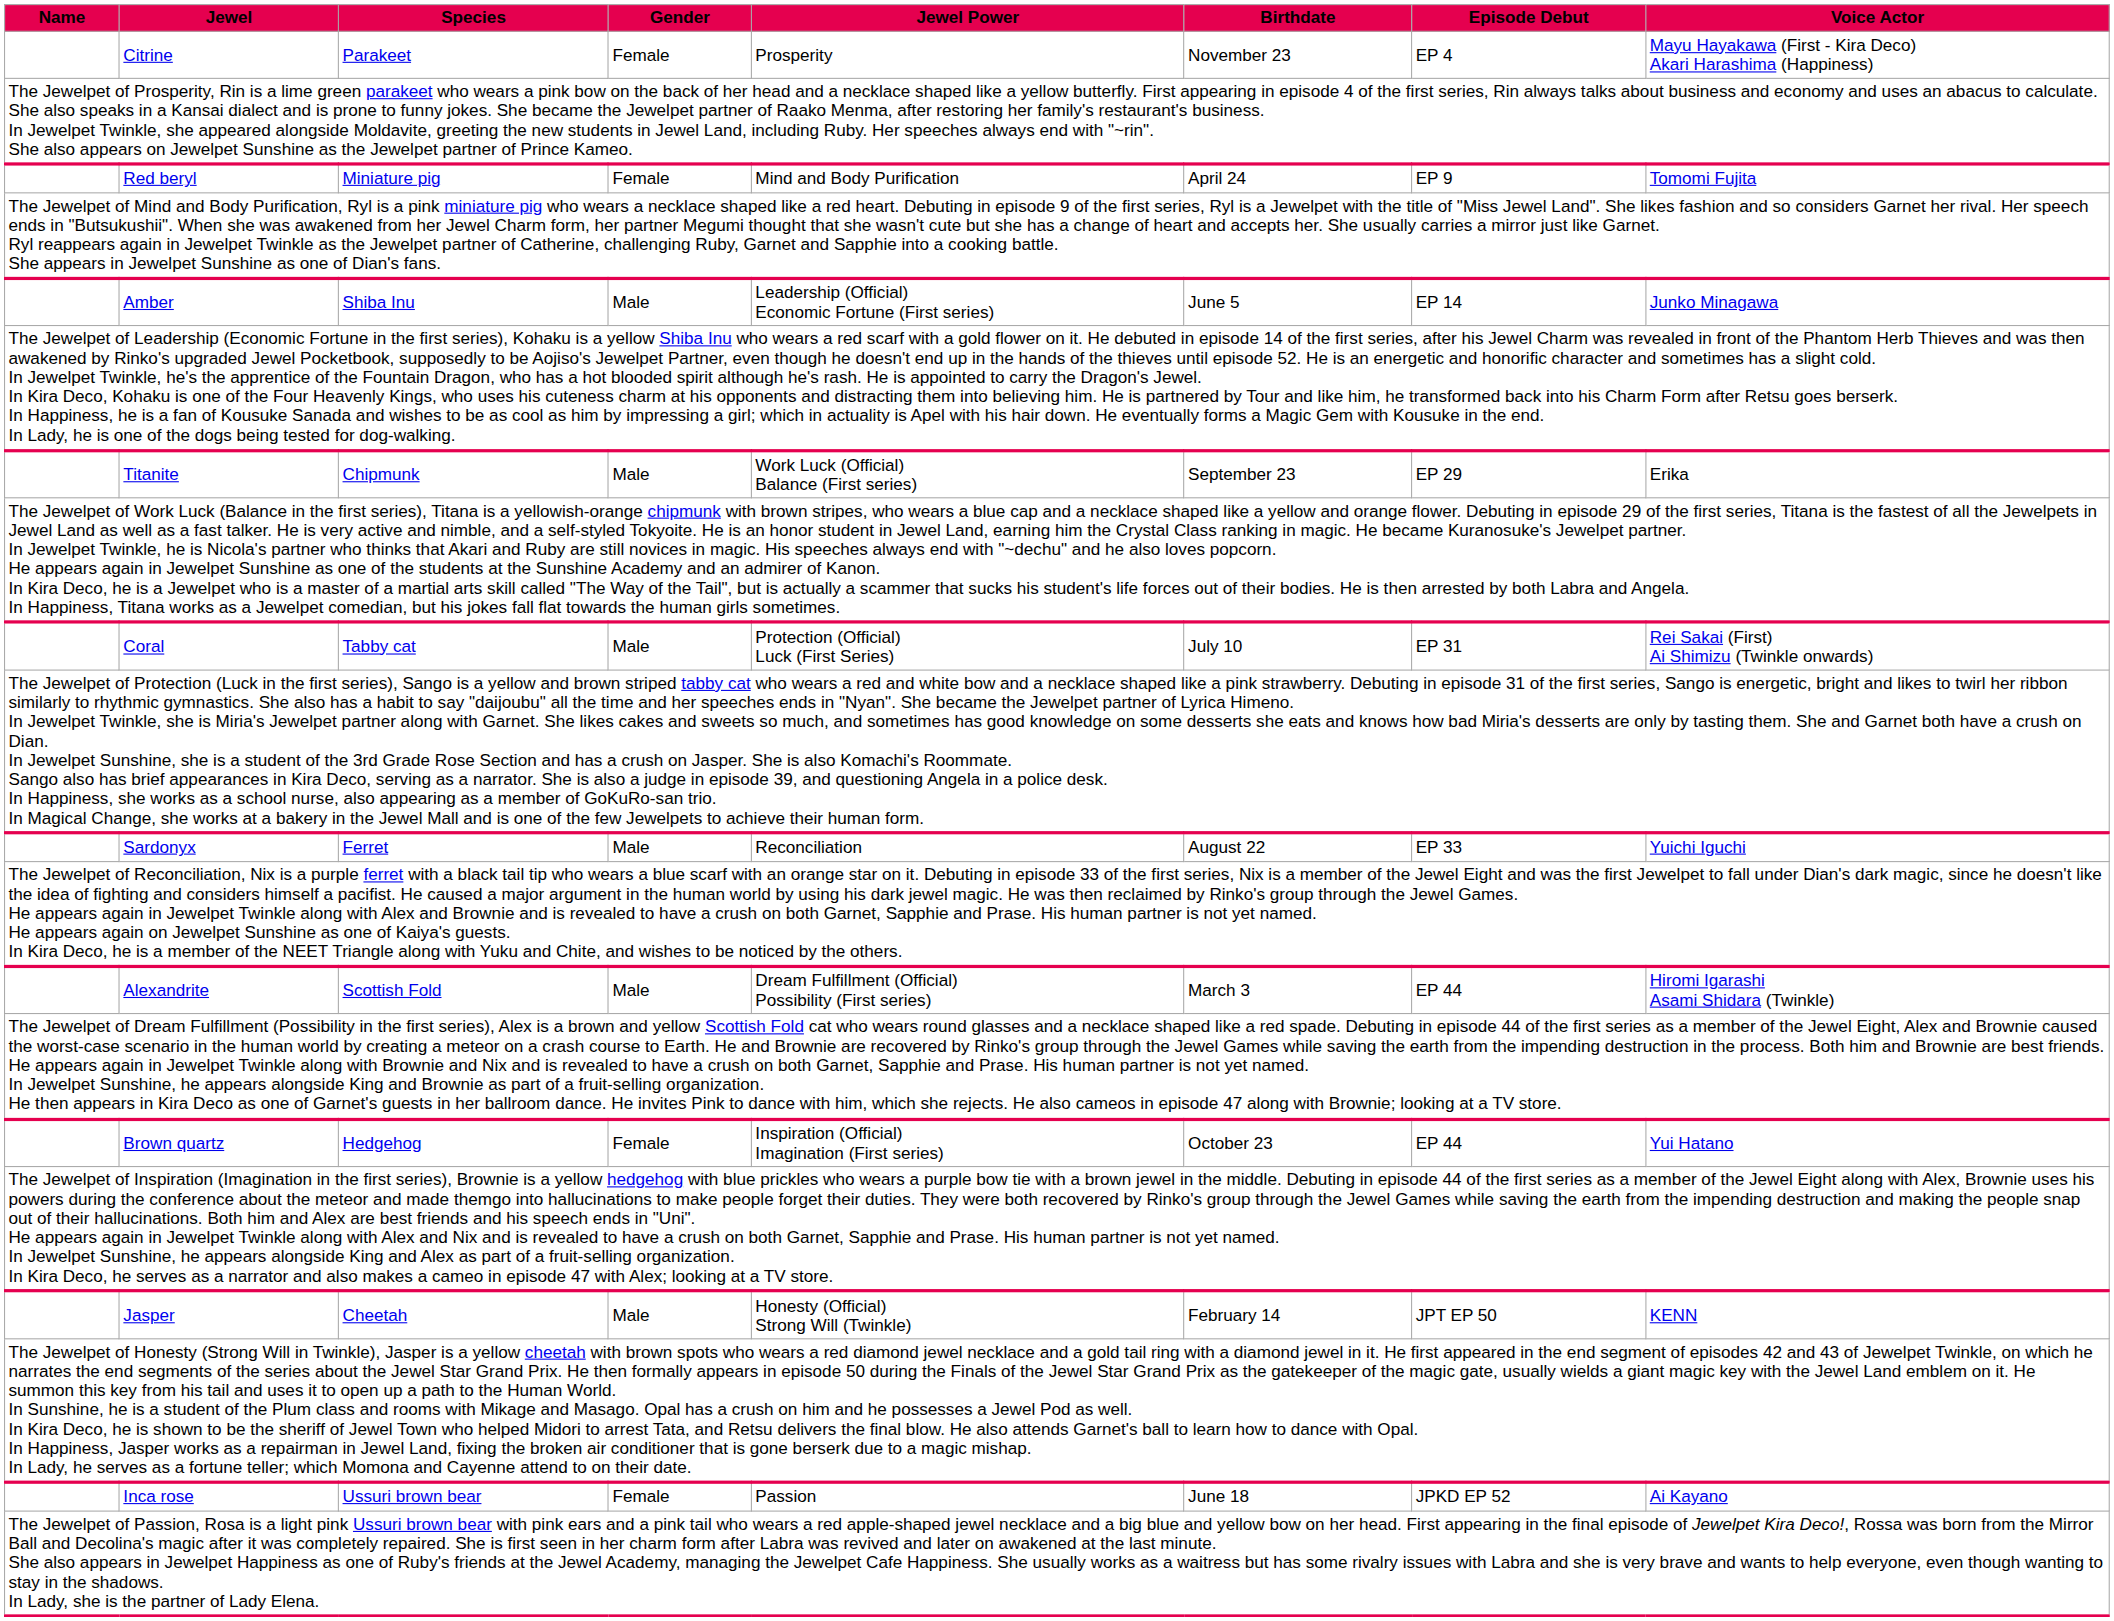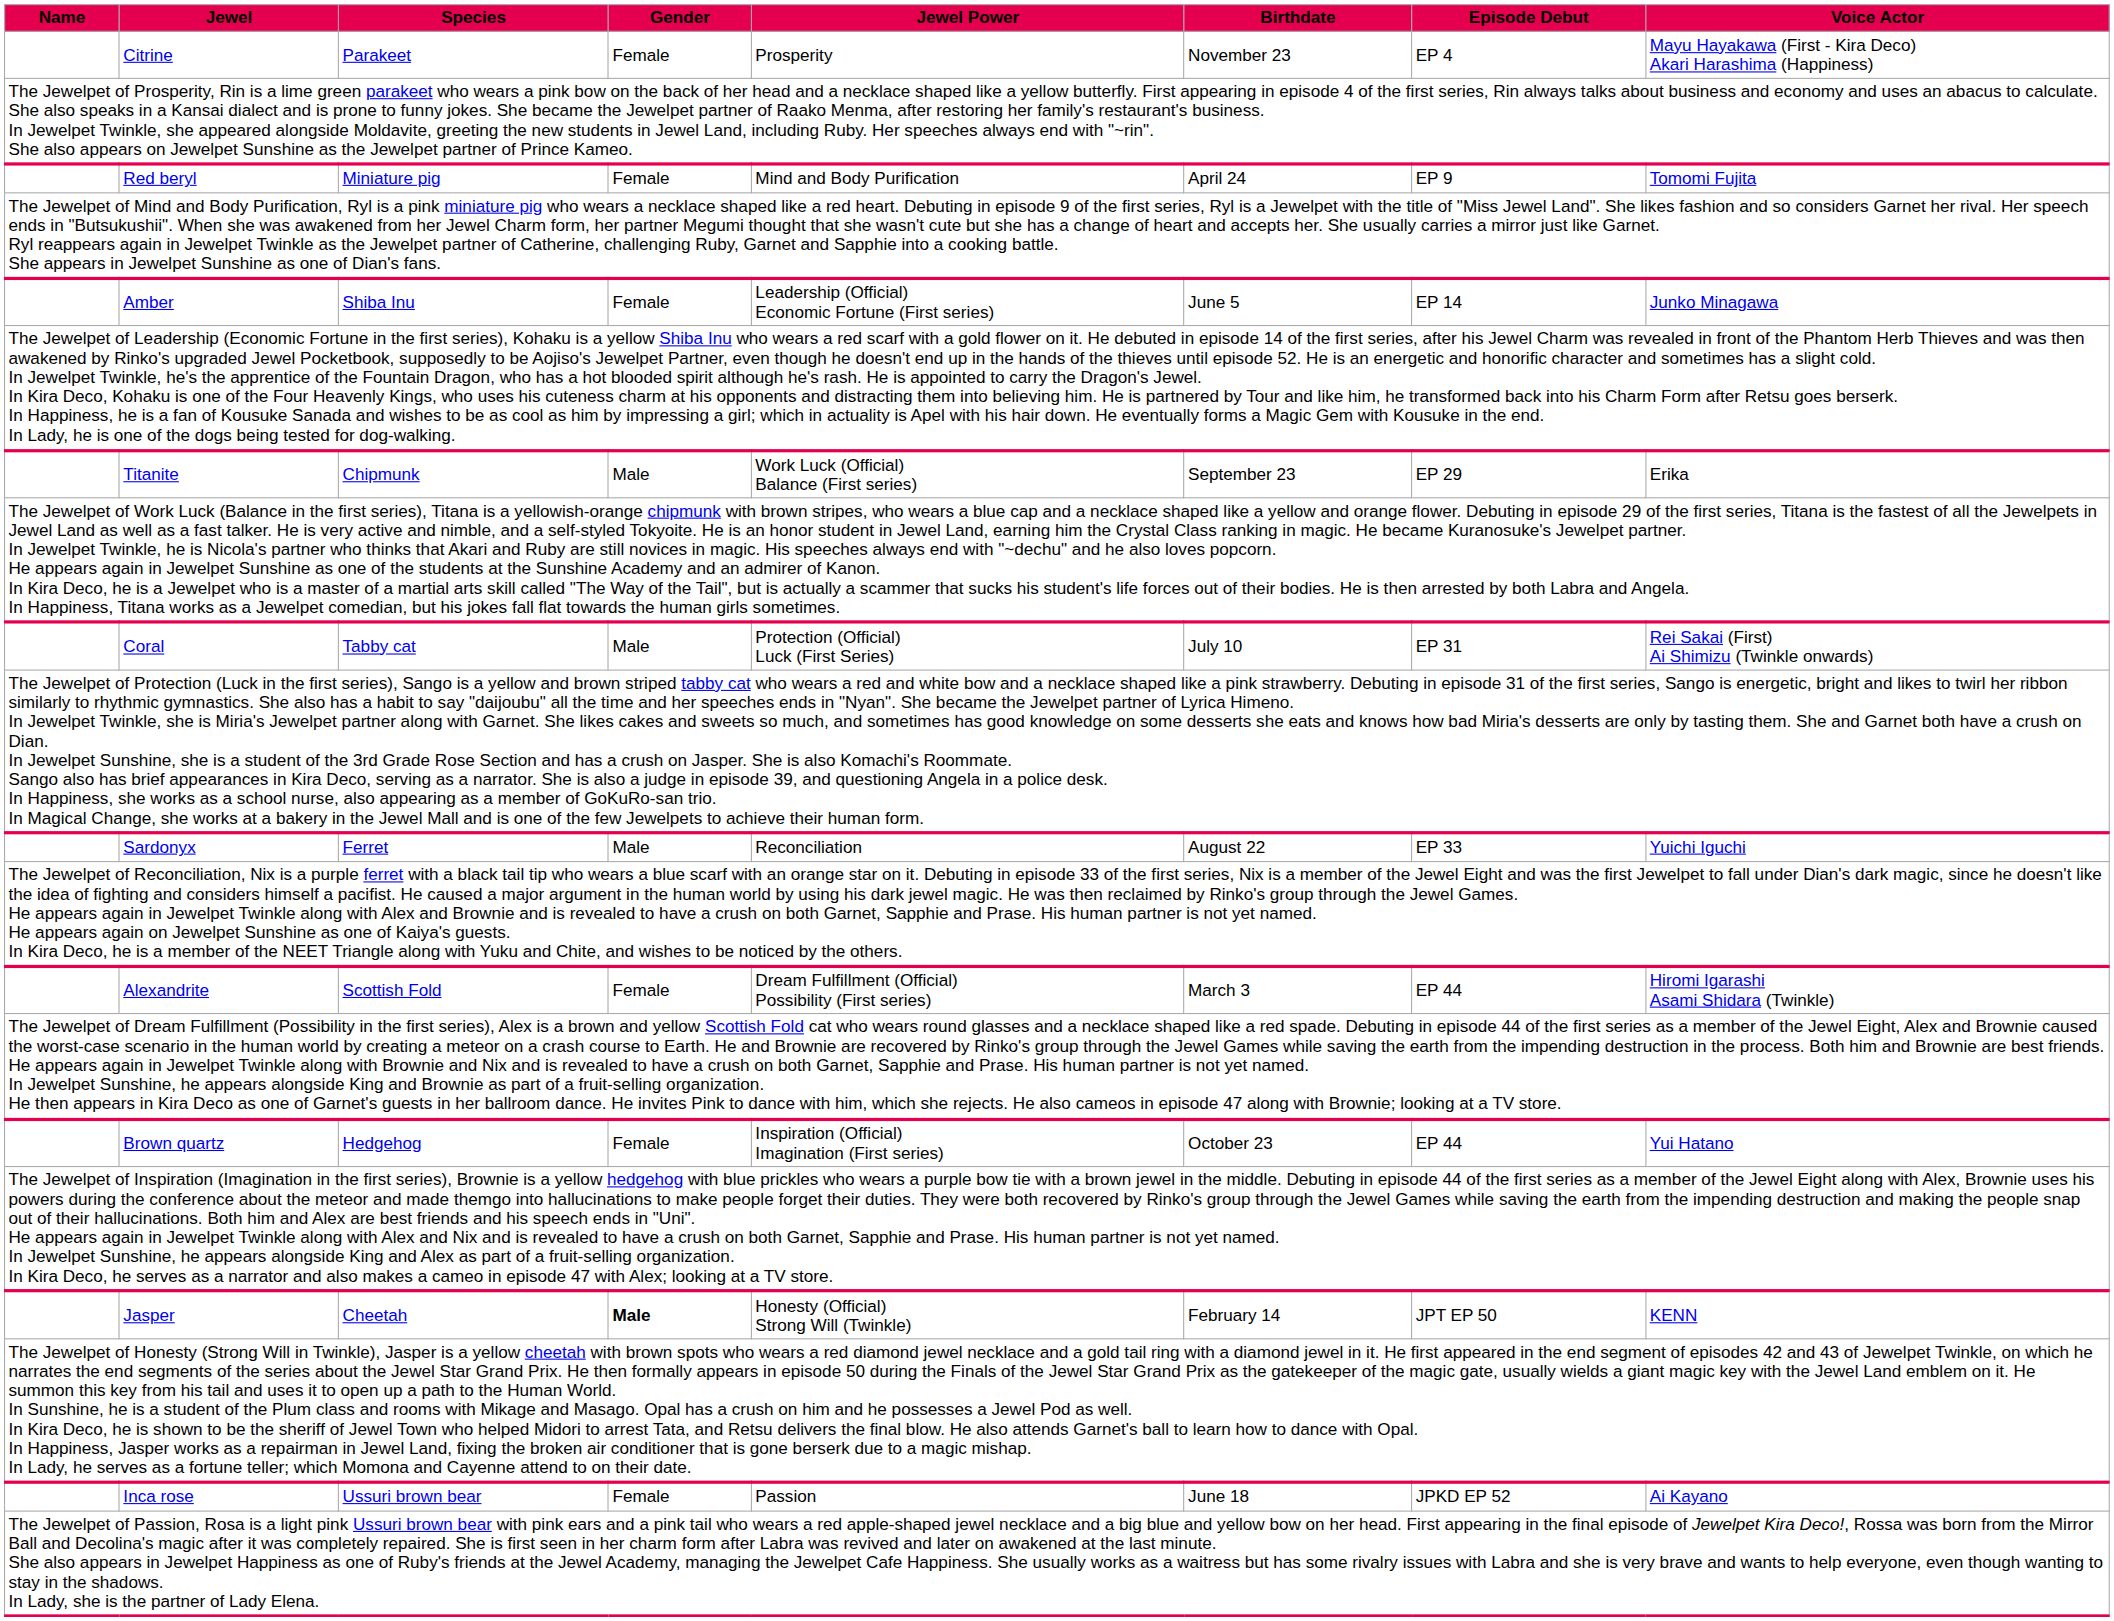(631, 302) Male -> (641, 302) Female
(631, 990) Male -> (641, 990) Female
(631, 1315) normal -> (631, 1315) bold
